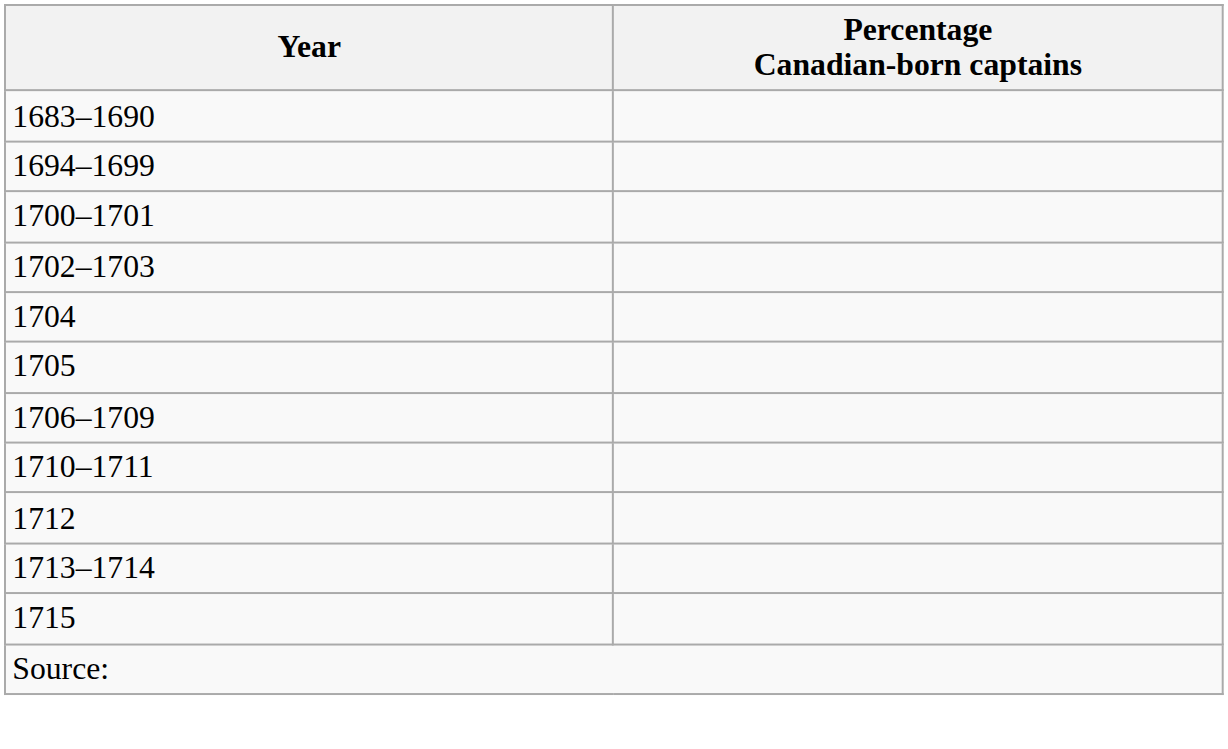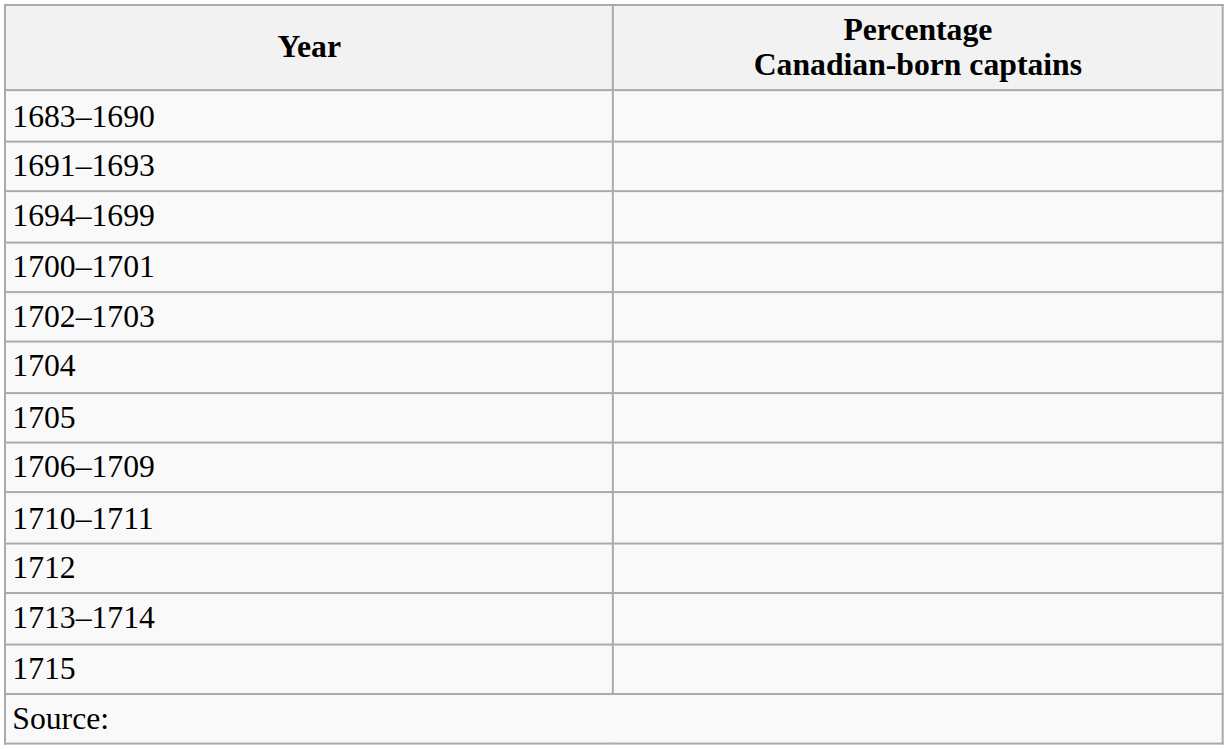+ row: (84, 165)
